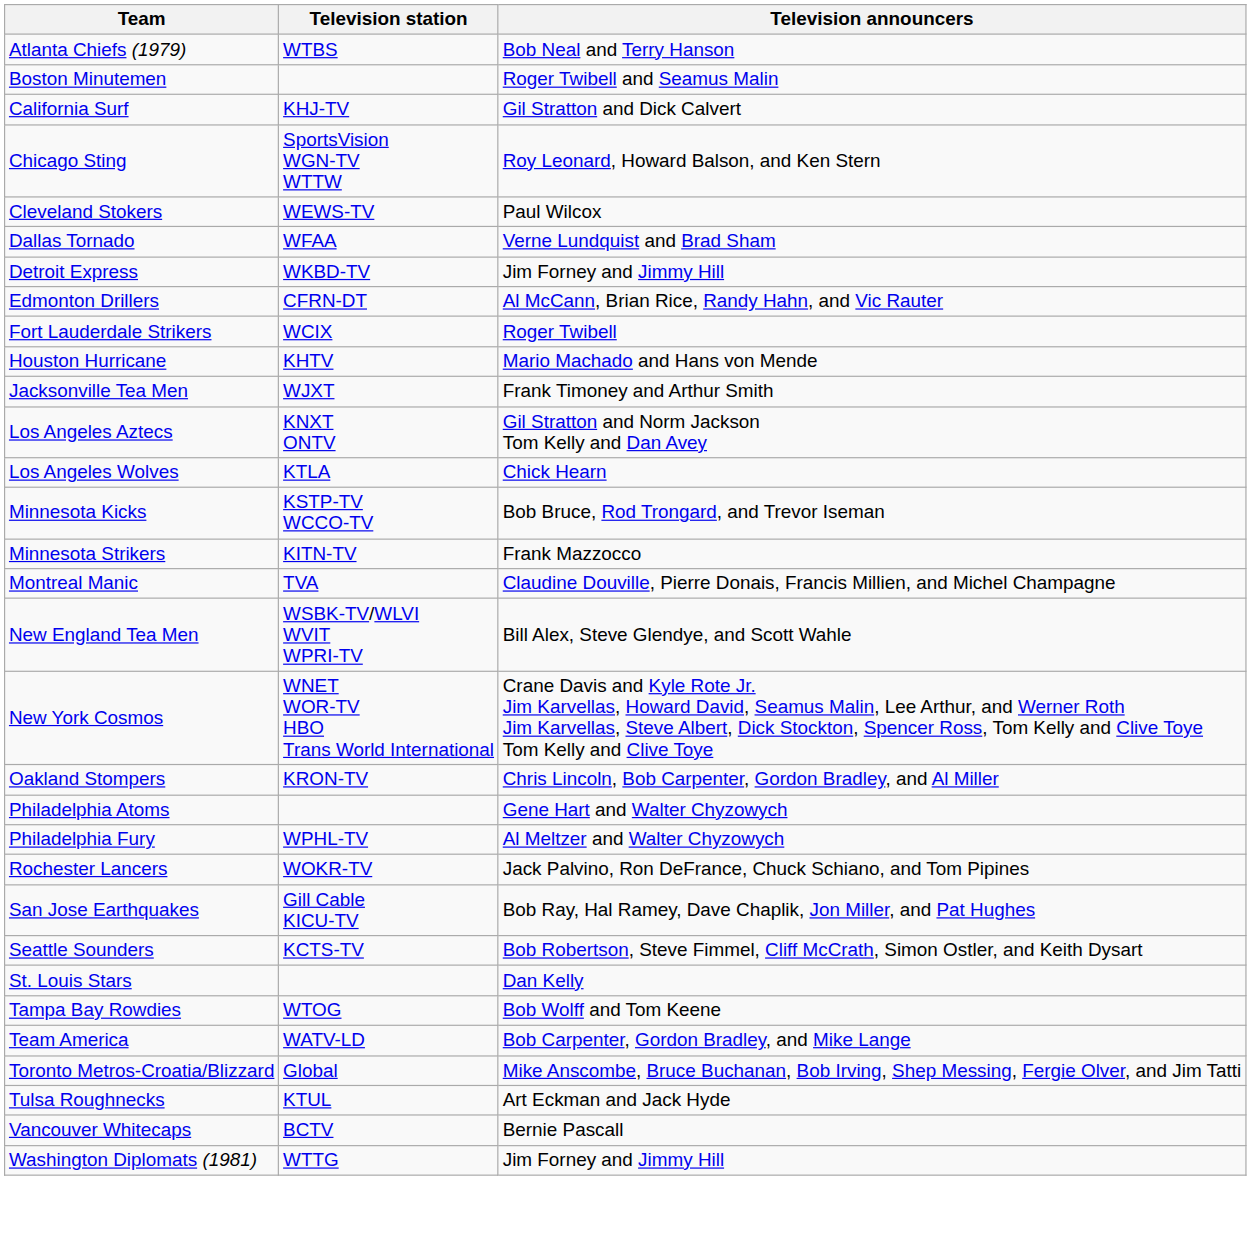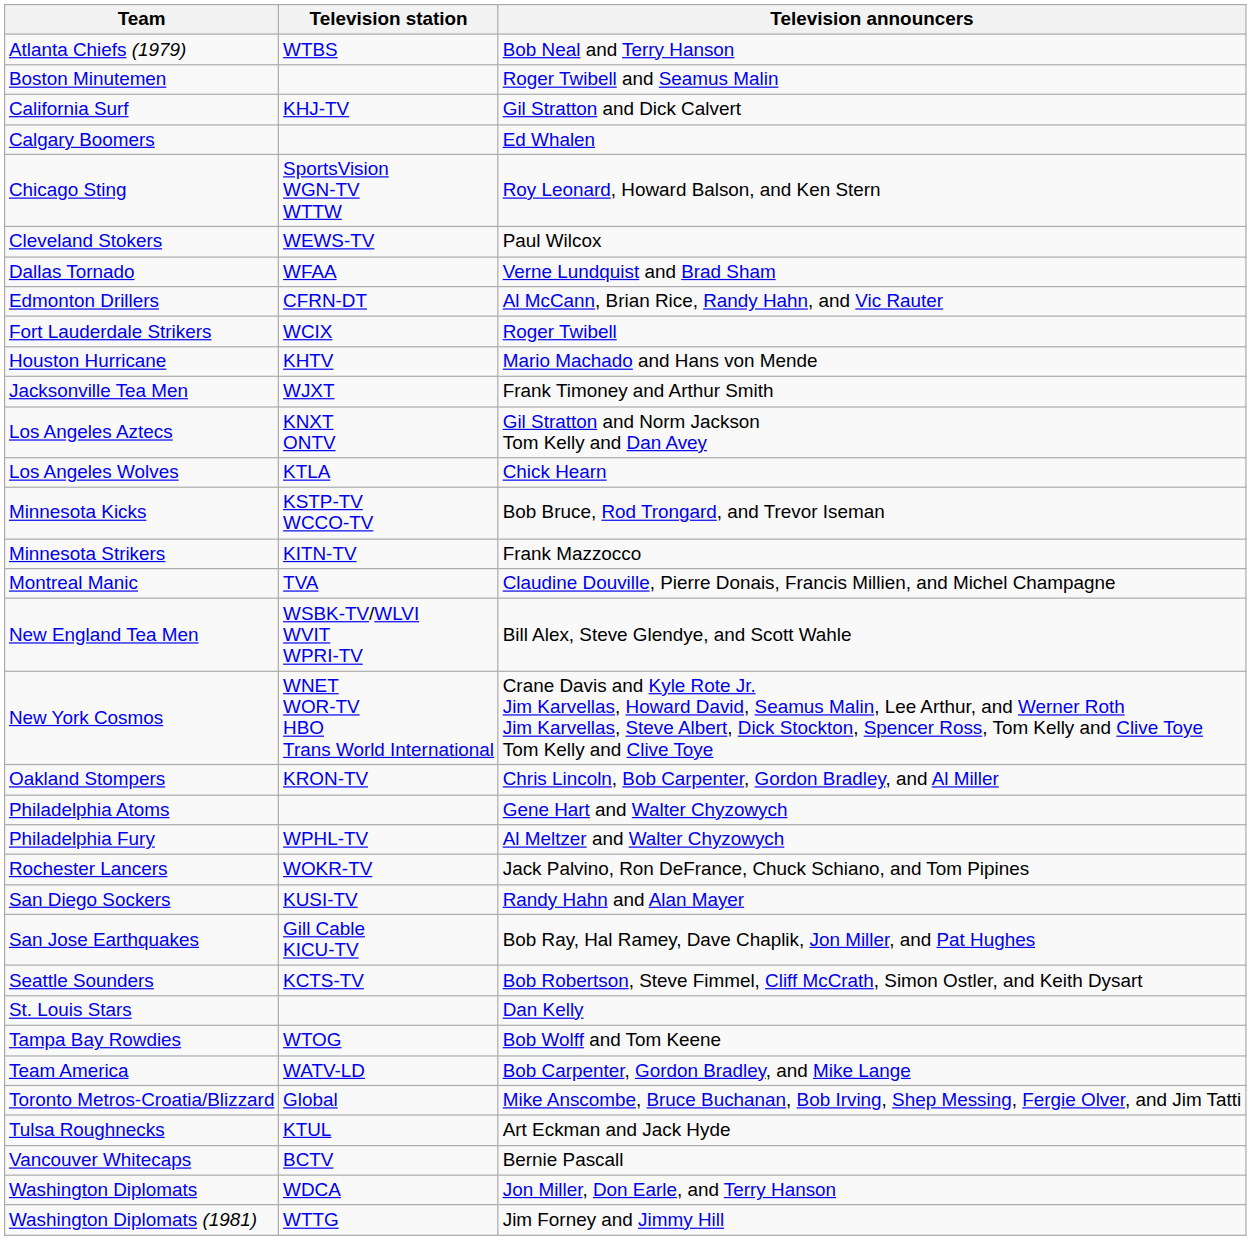+ row: (82, 139)
- row: (73, 271)
+ row: (90, 899)
+ row: (103, 1190)
